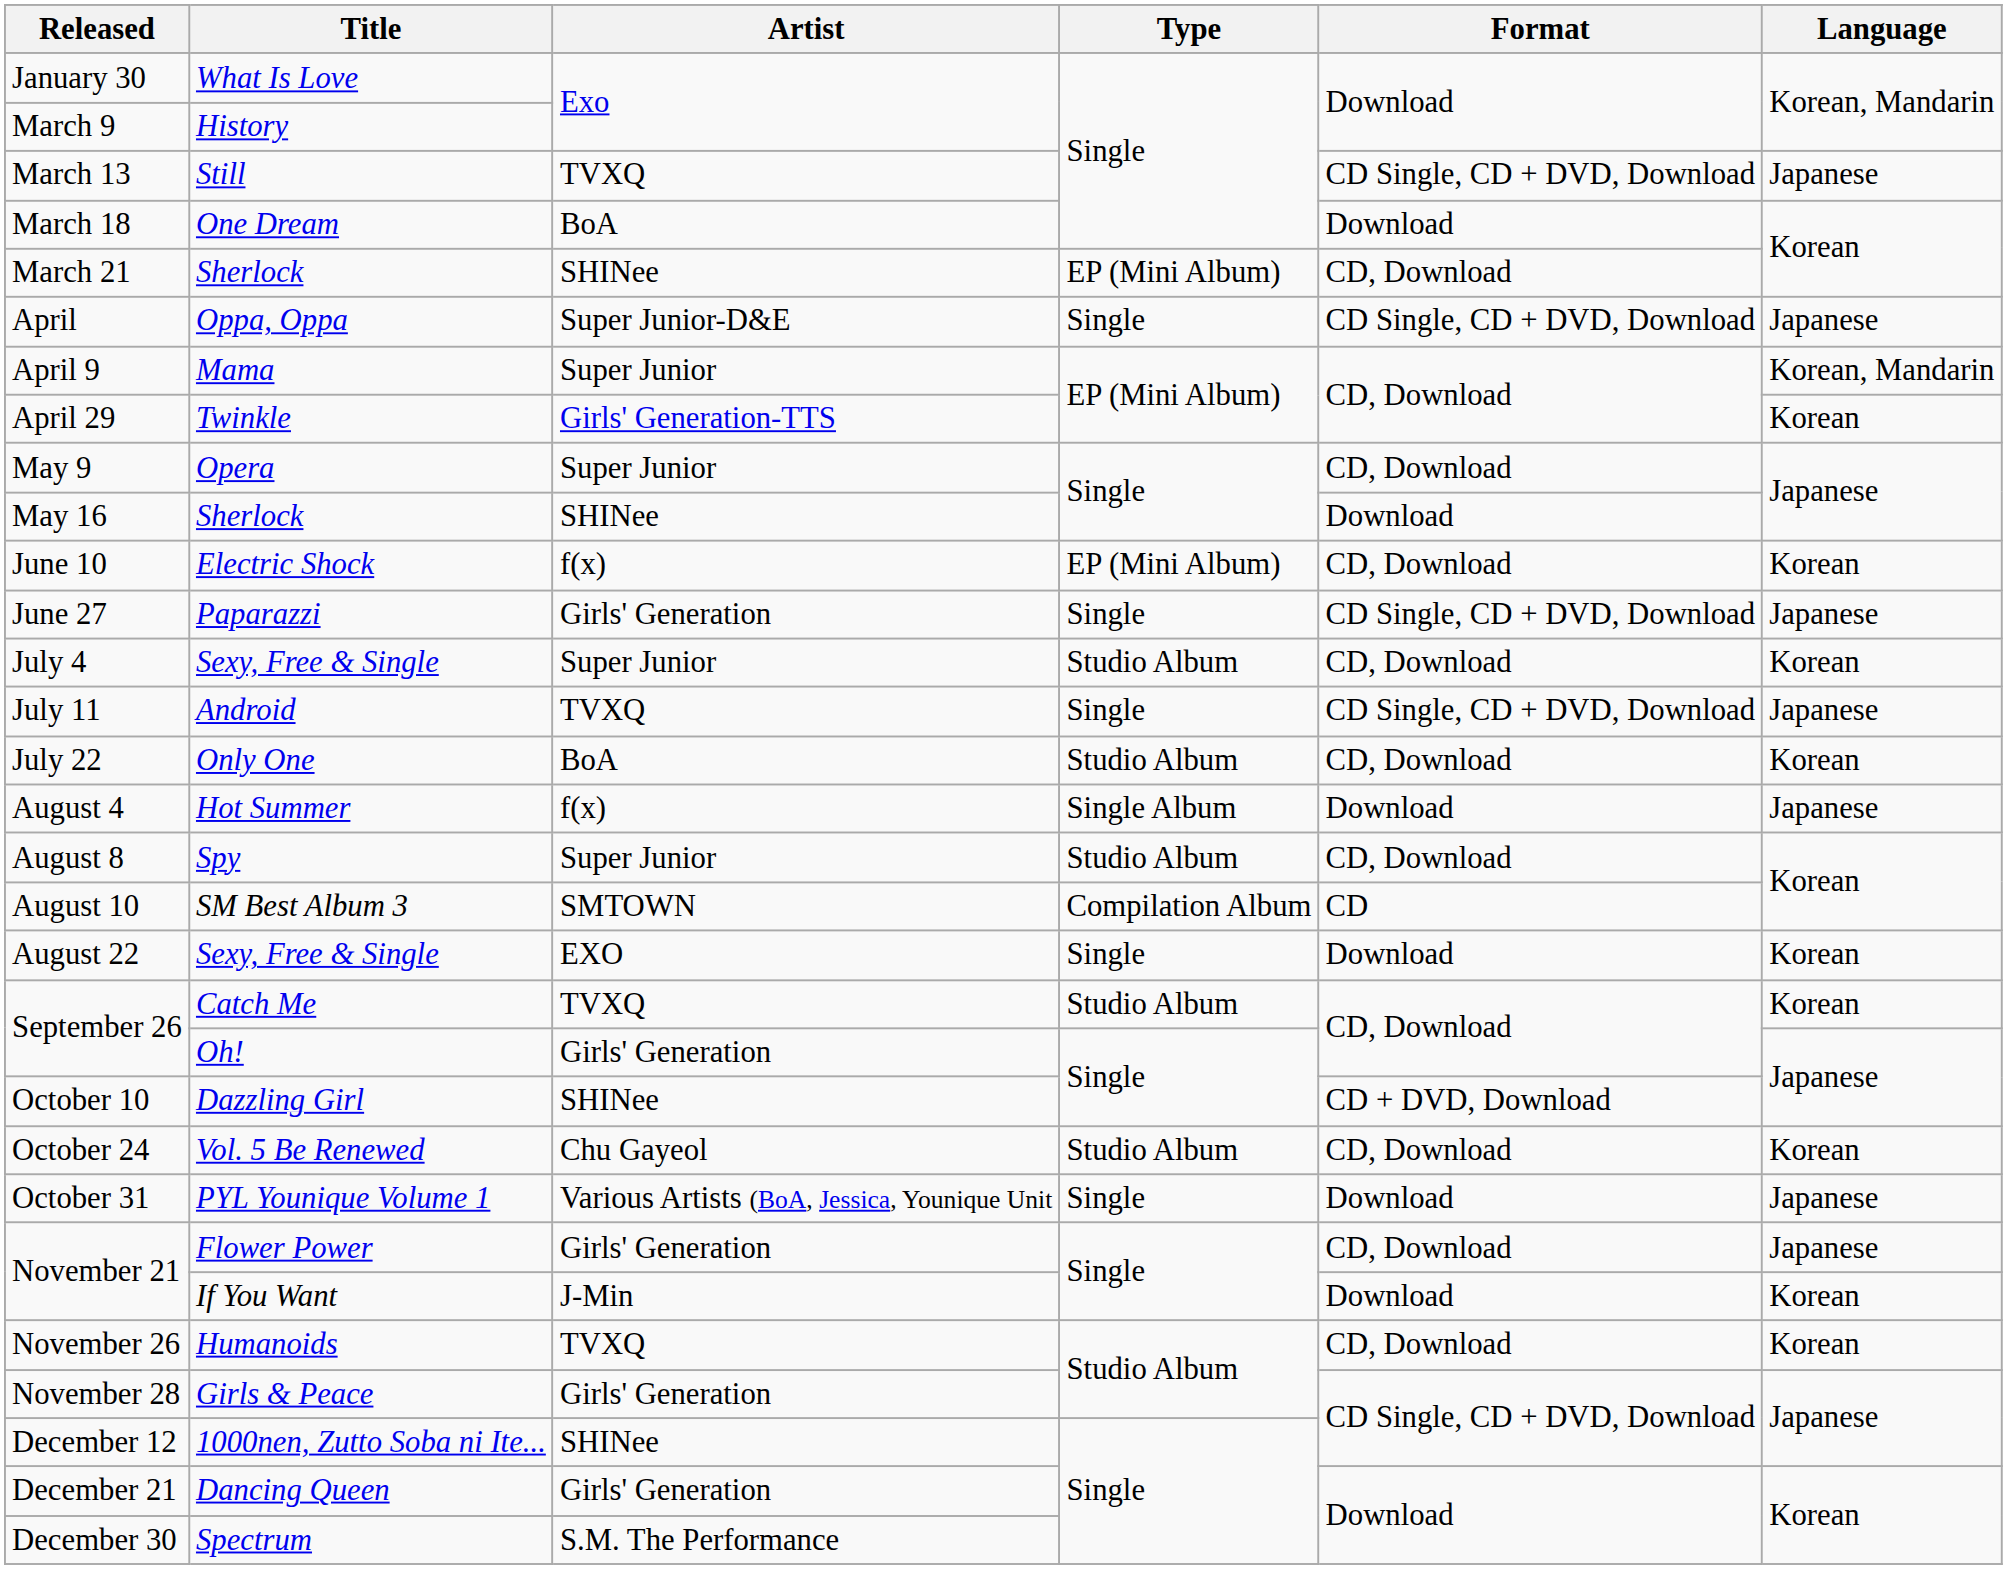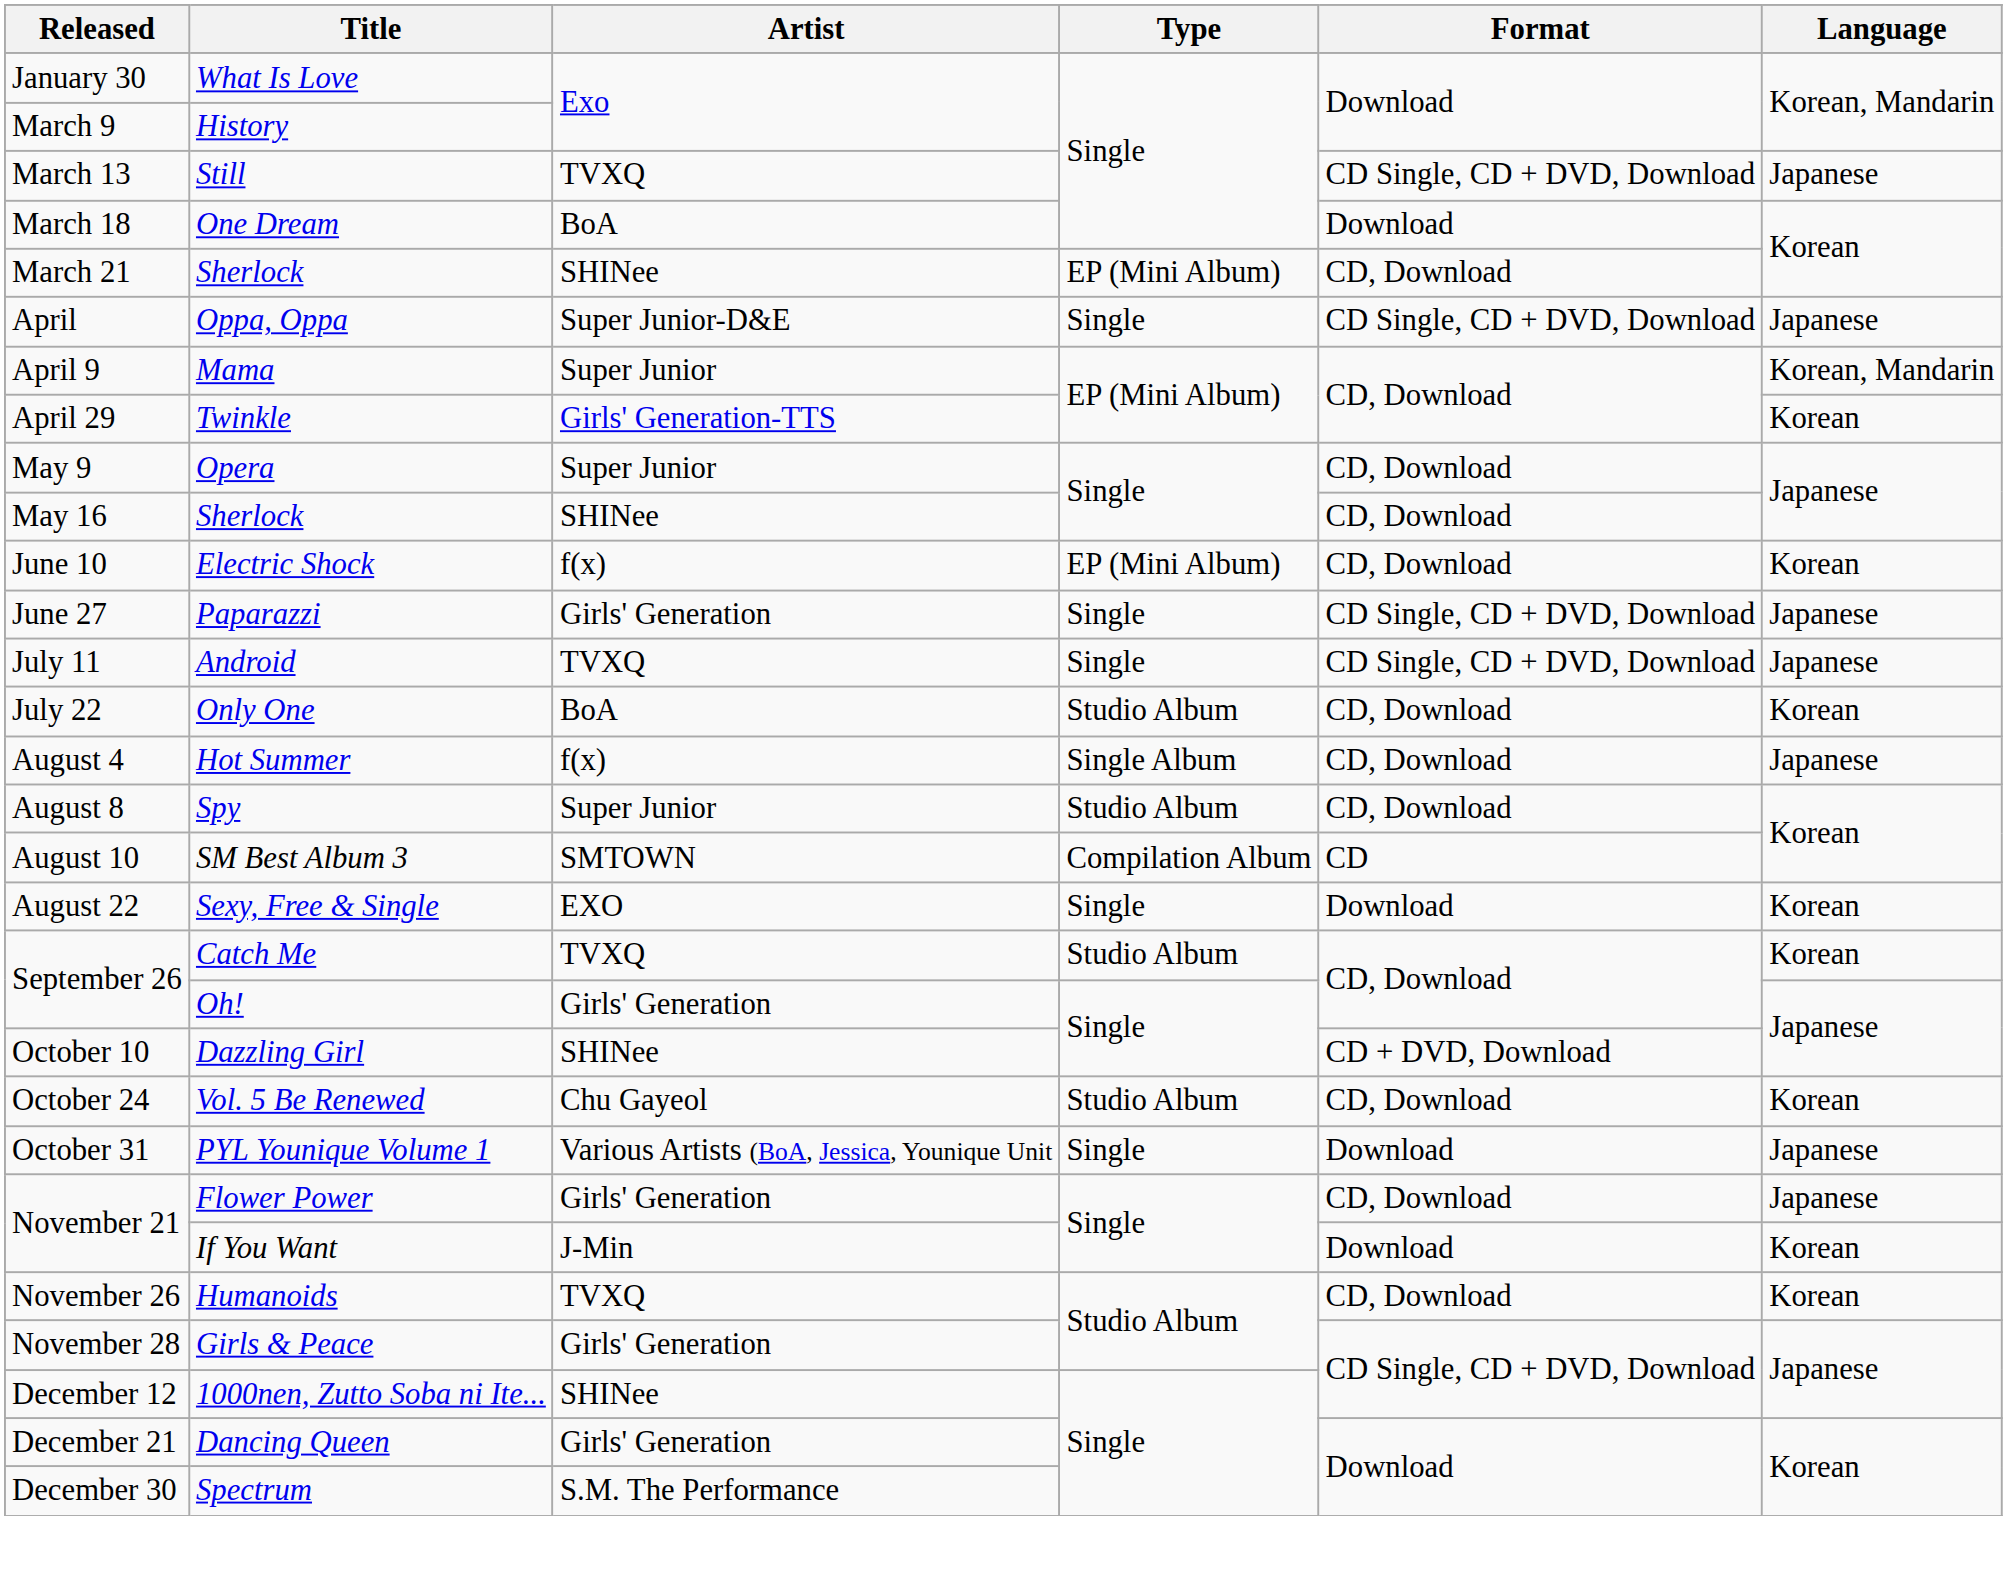(1390, 516) Download -> (1419, 516) CD, Download
- row: (49, 662)
(1390, 808) Download -> (1419, 759) CD, Download
